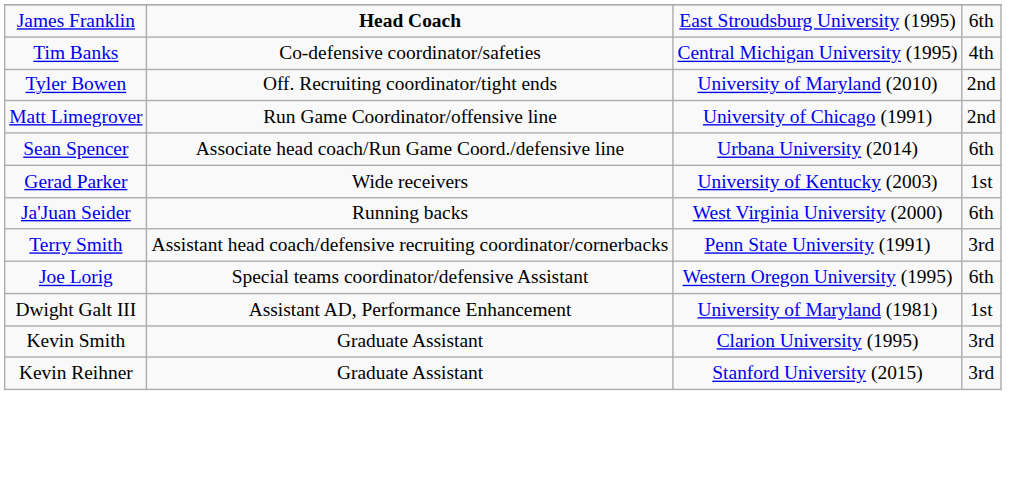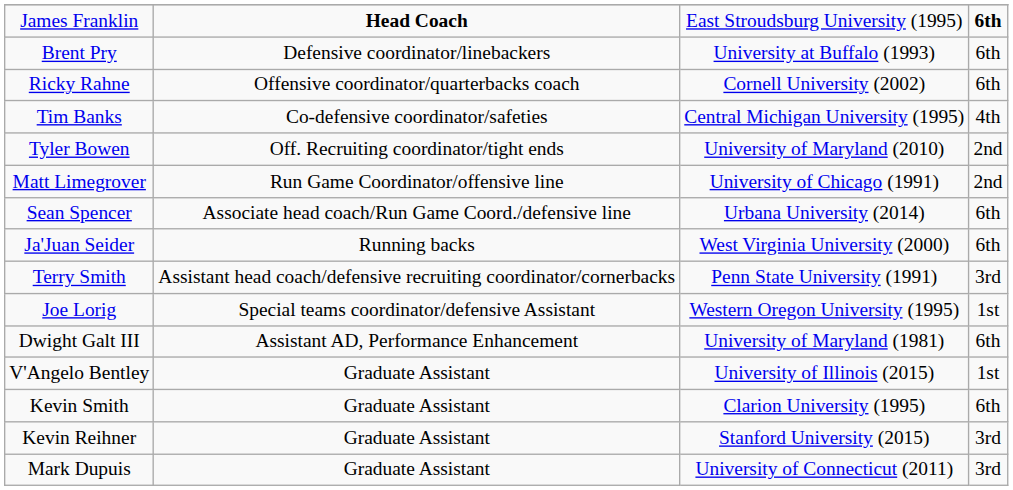(981, 20) normal -> (988, 20) bold
+ row: (79, 52)
+ row: (79, 85)
- row: (76, 181)
(981, 277) 6th -> (988, 309) 1st
(981, 309) 1st -> (988, 341) 6th
+ row: (79, 373)
(981, 341) 3rd -> (988, 405) 6th
+ row: (79, 469)
